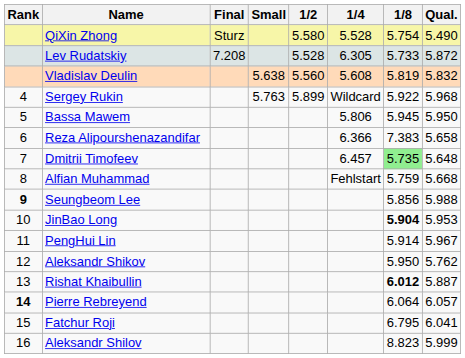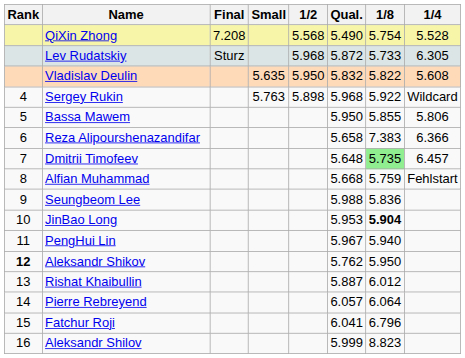columns swapped: (356, 14) <-> (441, 14)
(229, 35) Sturz -> (229, 35) 7.208
(308, 35) 5.580 -> (308, 35) 5.568
(229, 55) 7.208 -> (229, 55) Sturz
(308, 55) 5.528 -> (308, 55) 5.968
(269, 76) 5.638 -> (269, 76) 5.635
(308, 76) 5.560 -> (308, 76) 5.950
(403, 76) 5.819 -> (385, 76) 5.822
(308, 96) 5.899 -> (308, 96) 5.898
(403, 117) 5.945 -> (385, 117) 5.855
(23, 199) bold -> (23, 199) normal
(403, 199) 5.856 -> (385, 199) 5.836
(403, 240) 5.914 -> (385, 240) 5.940
(23, 261) normal -> (23, 261) bold
(403, 281) bold -> (385, 281) normal
(23, 302) bold -> (23, 302) normal
(403, 323) 6.795 -> (385, 323) 6.796
